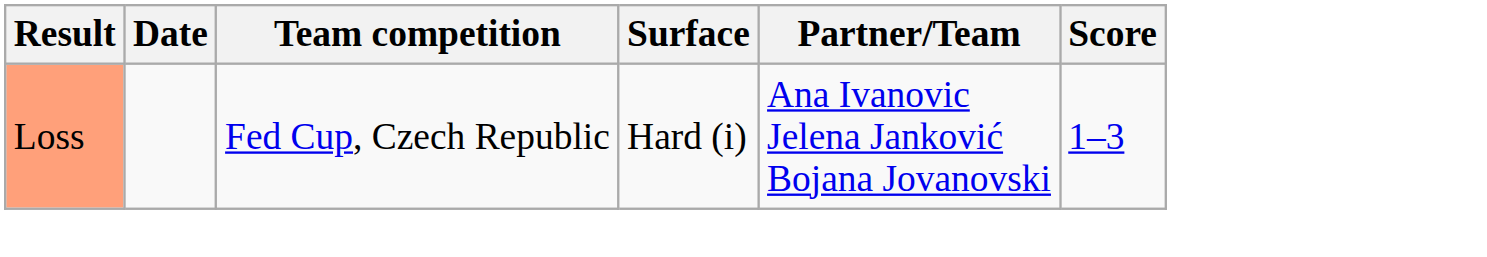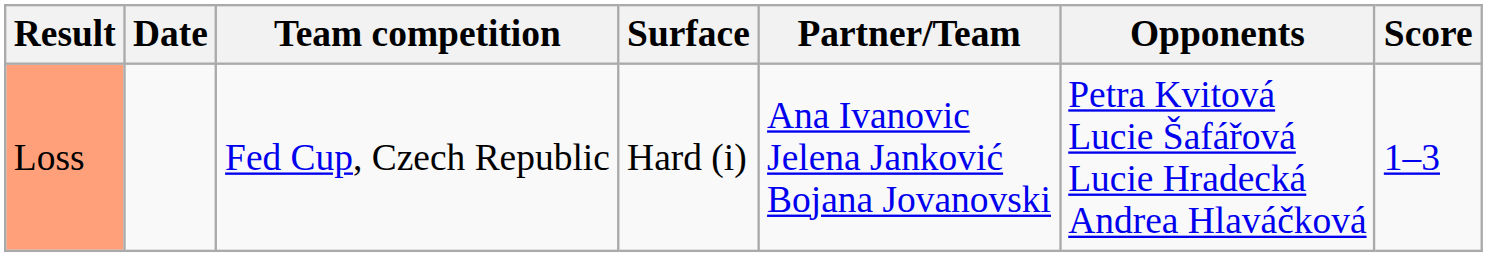+ column: (1217, 34)
